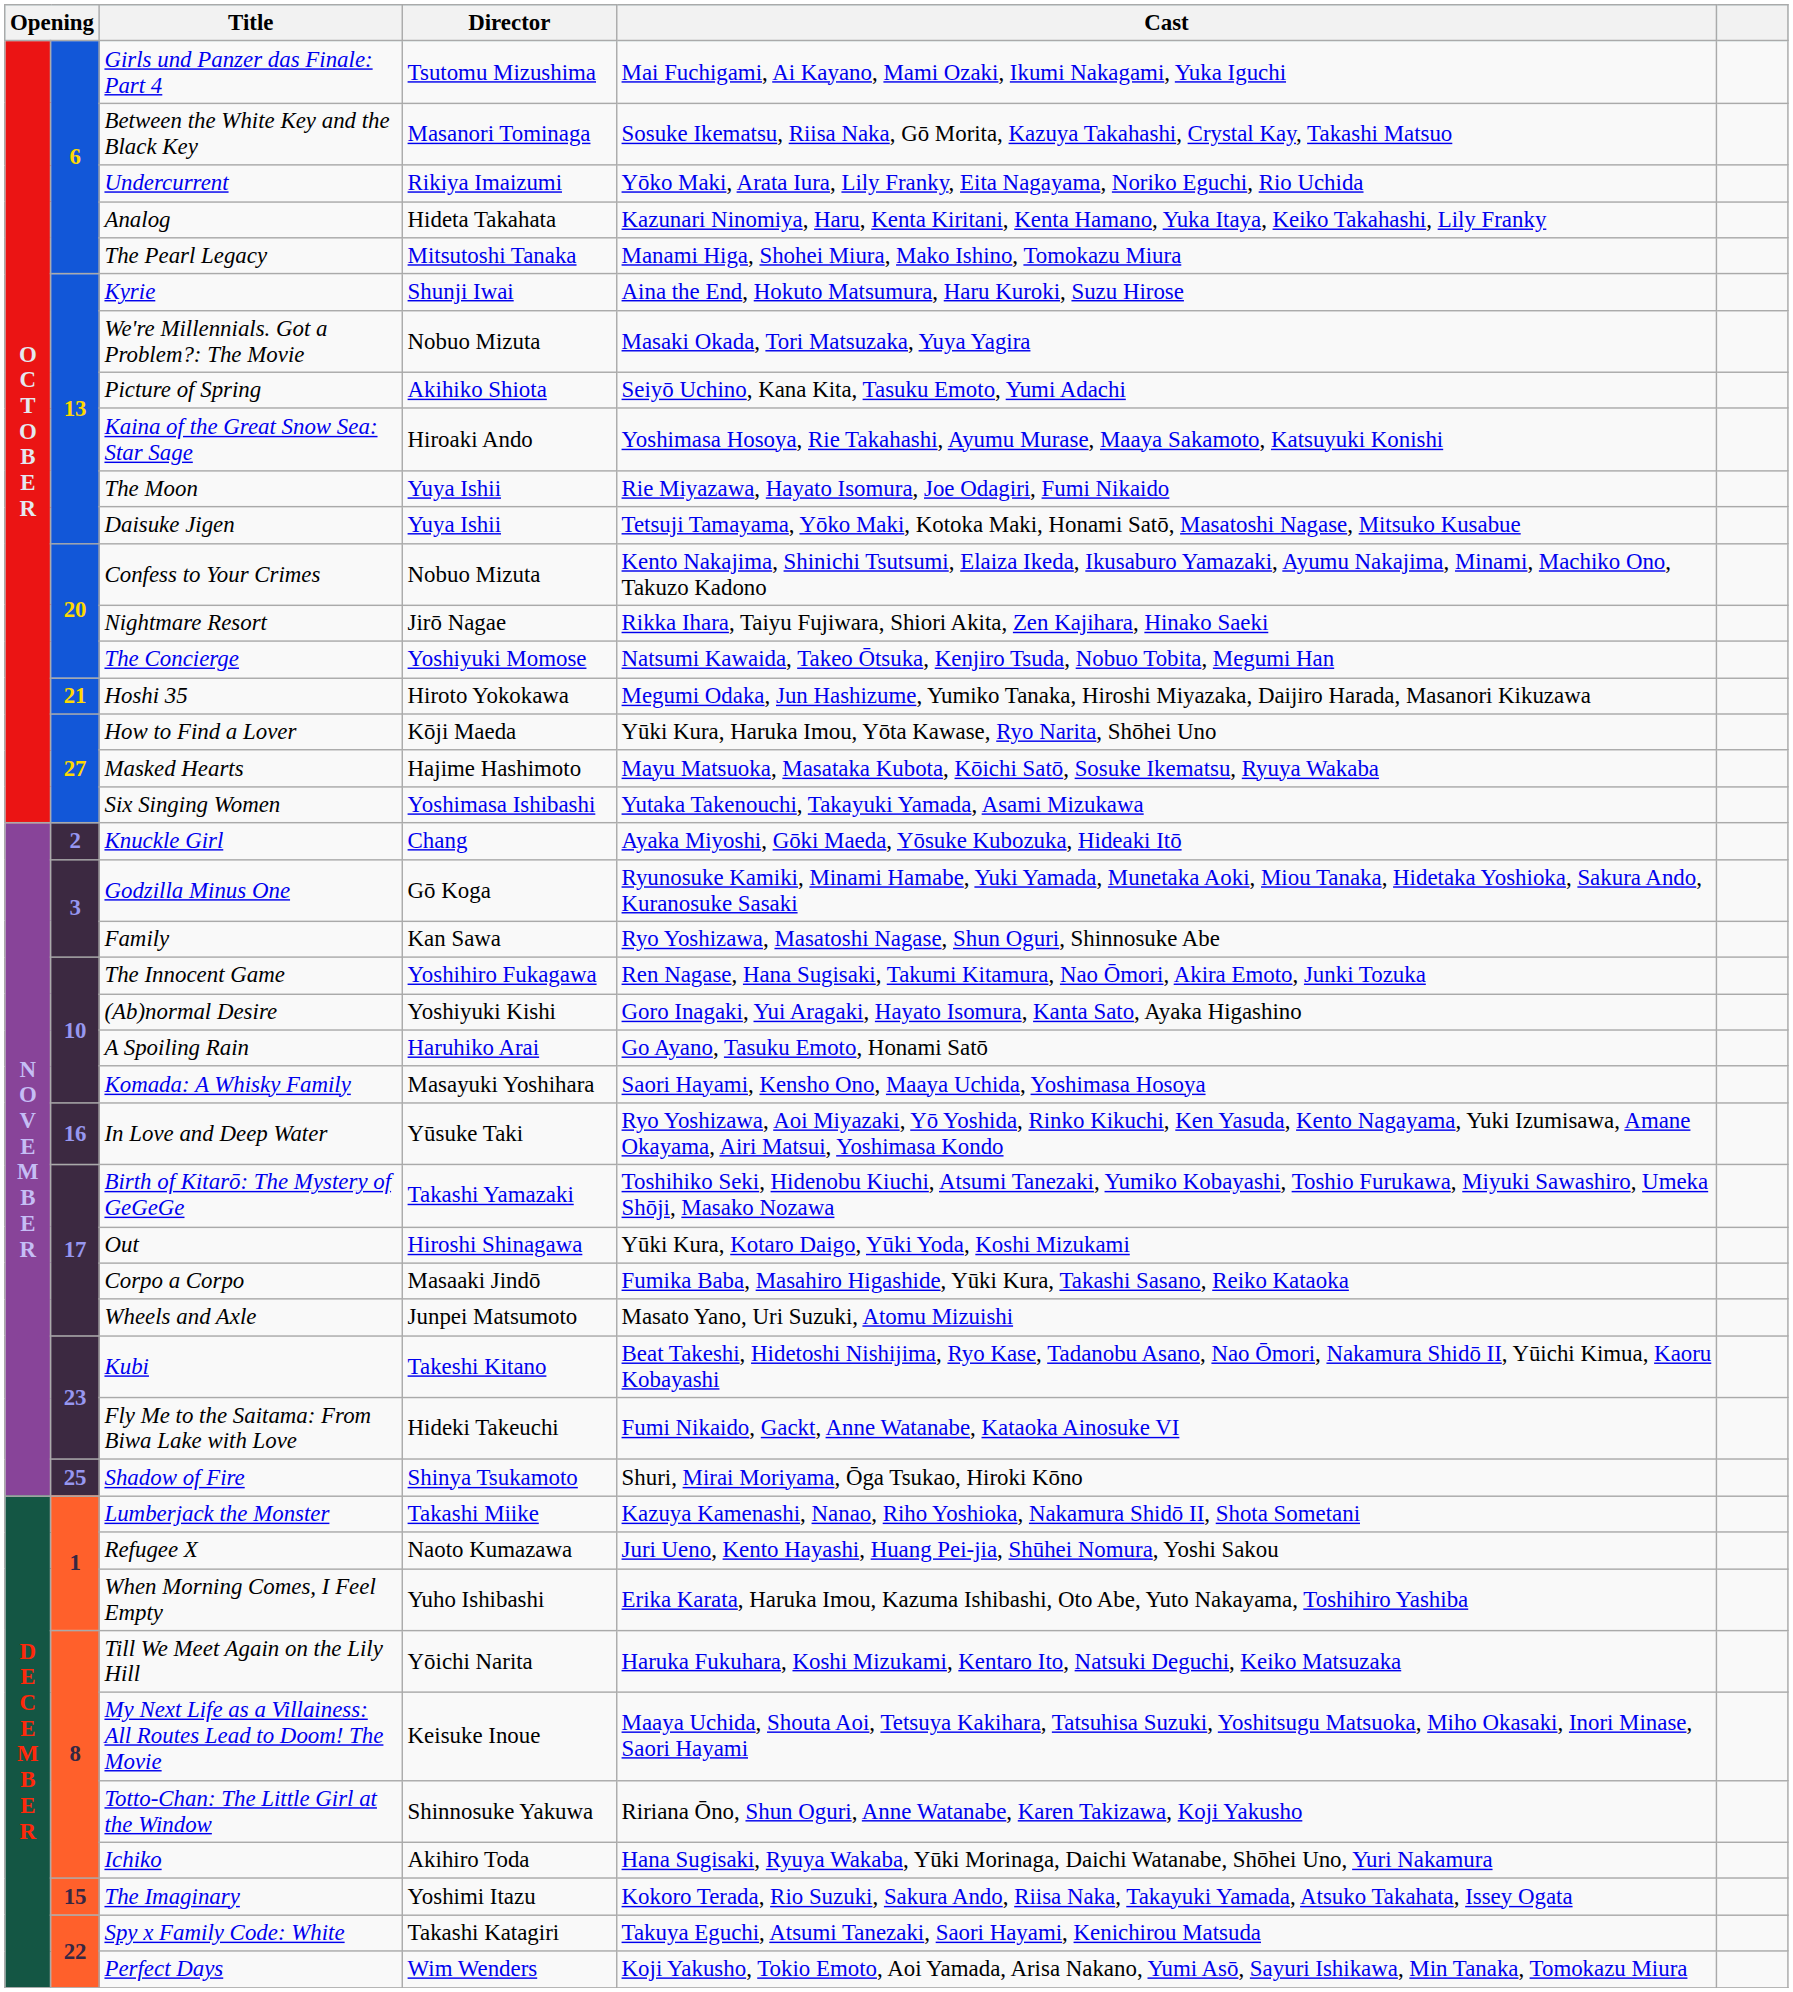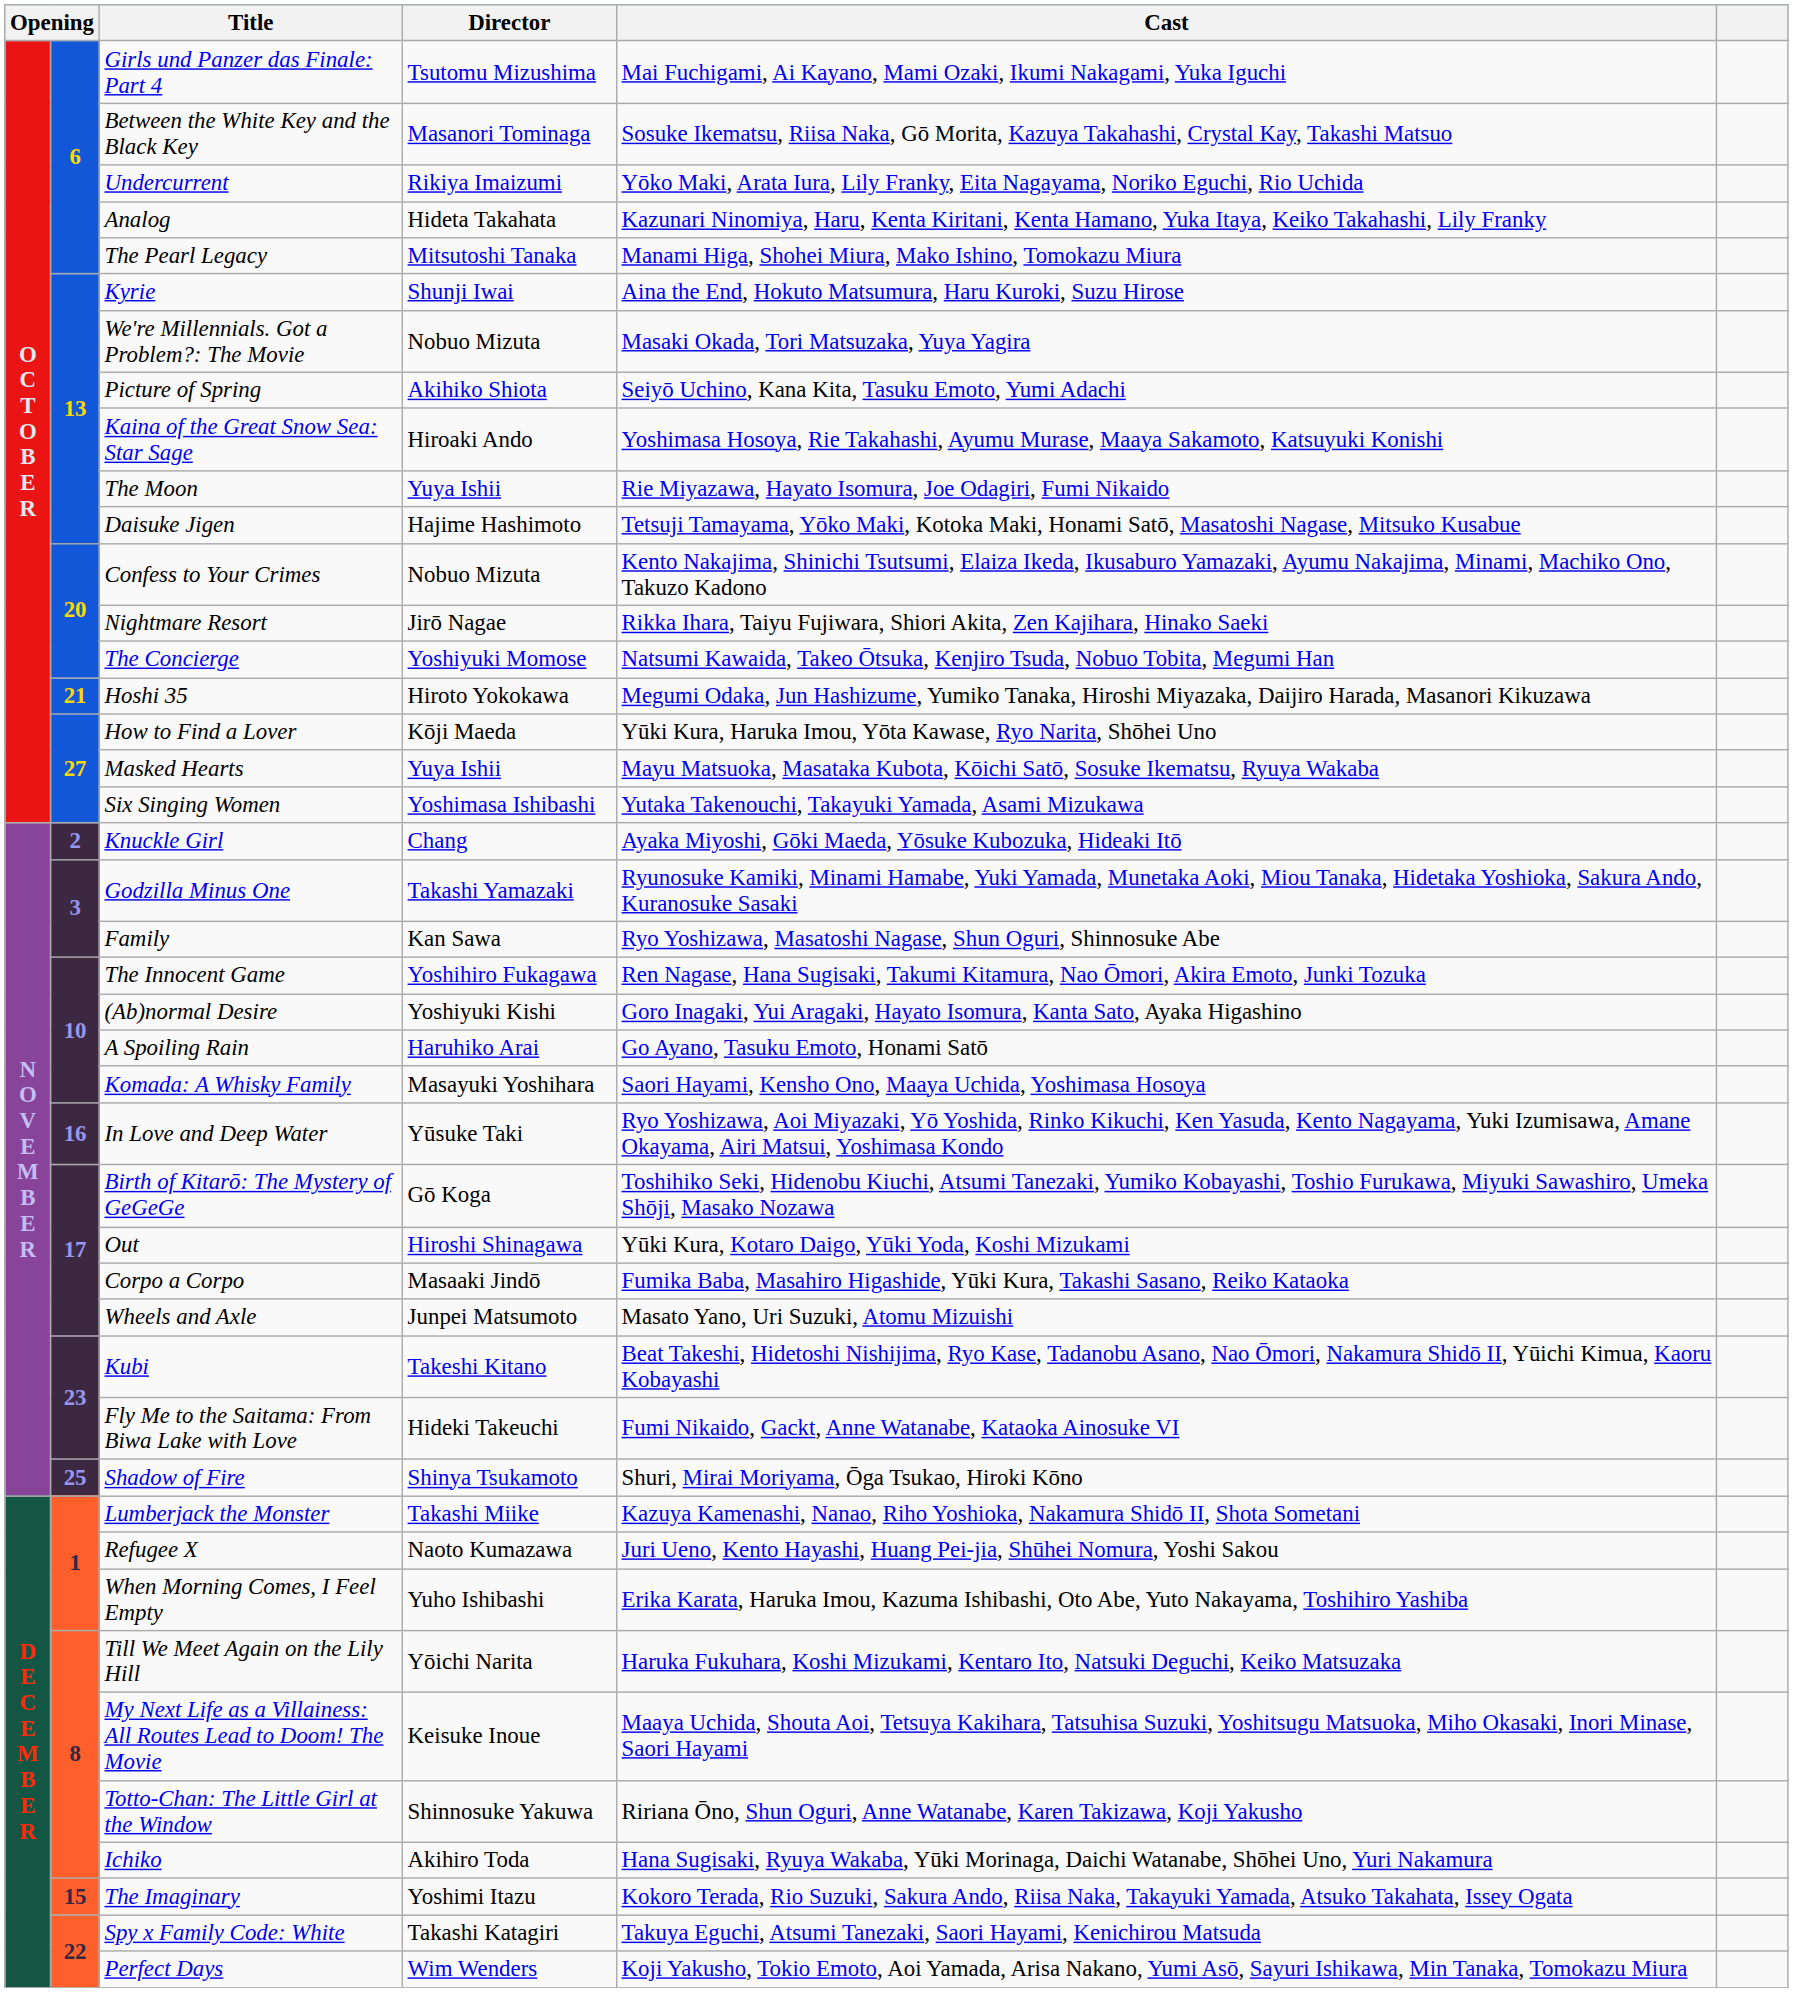(454, 524) Yuya Ishii -> (494, 524) Hajime Hashimoto
(494, 768) Hajime Hashimoto -> (454, 768) Yuya Ishii
(449, 889) Gō Koga -> (491, 889) Takashi Yamazaki
(491, 1195) Takashi Yamazaki -> (449, 1195) Gō Koga
